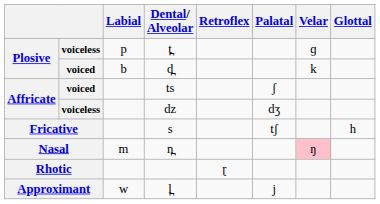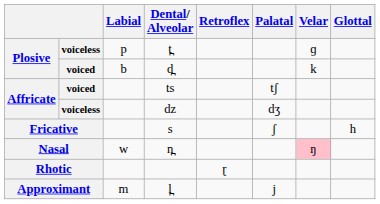(274, 88) ʃ -> (274, 88) tʃ
(274, 128) tʃ -> (274, 128) ʃ
(124, 149) m -> (124, 149) w
(124, 189) w -> (124, 189) m
